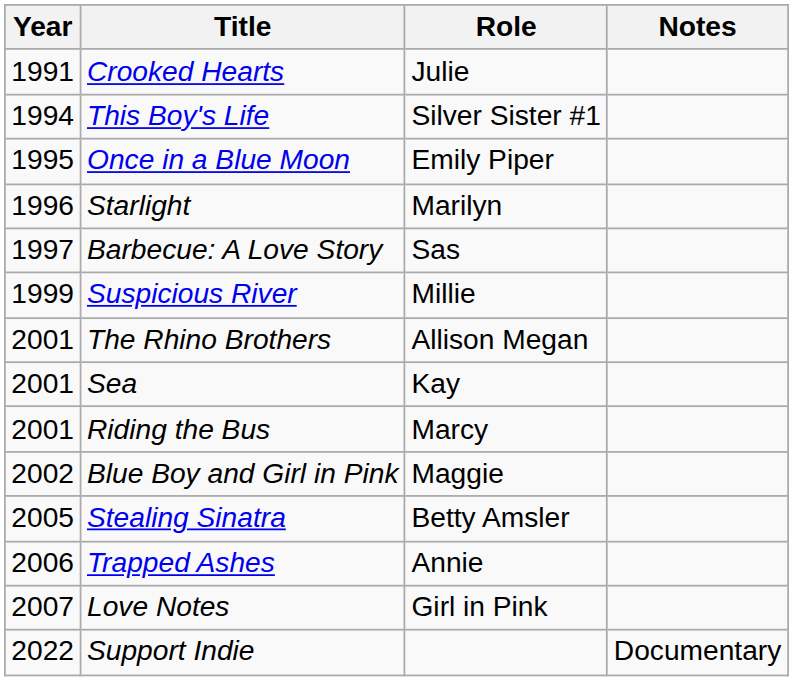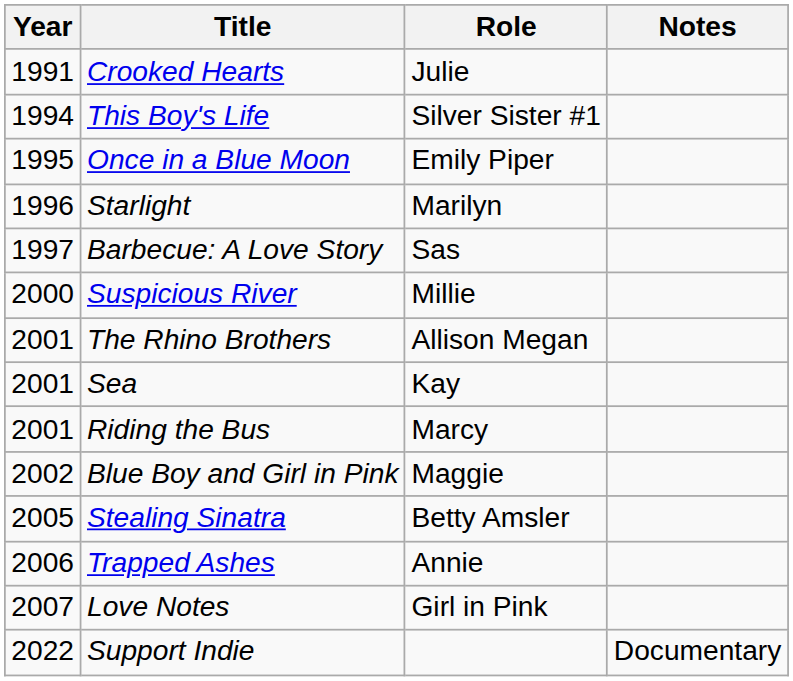(43, 294) 1999 -> (43, 294) 2000
